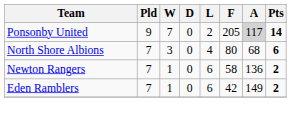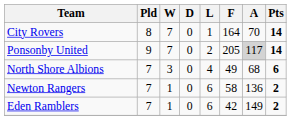+ row: (35, 32)
(231, 50) 80 -> (231, 69) 49
